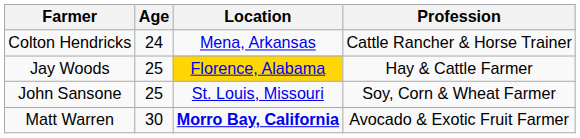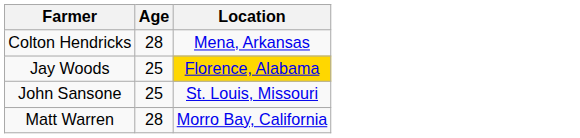- column: (459, 17)
(154, 42) 24 -> (154, 42) 28
(154, 119) 30 -> (154, 119) 28
(258, 119) bold -> (252, 119) normal
